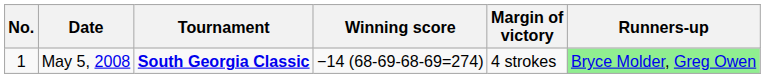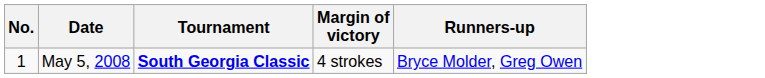- column: (400, 26)
(664, 61) lightgreen background -> (490, 61) no background
